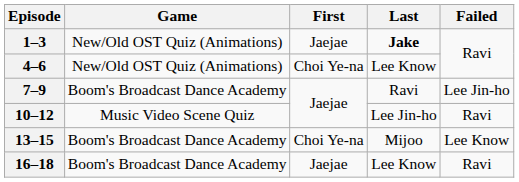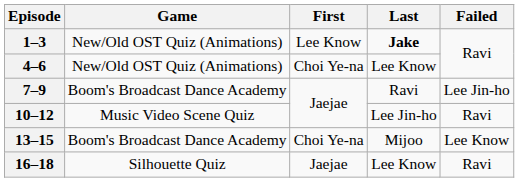(329, 41) Jaejae -> (329, 41) Lee Know
(177, 164) Boom's Broadcast Dance Academy -> (177, 164) Silhouette Quiz
